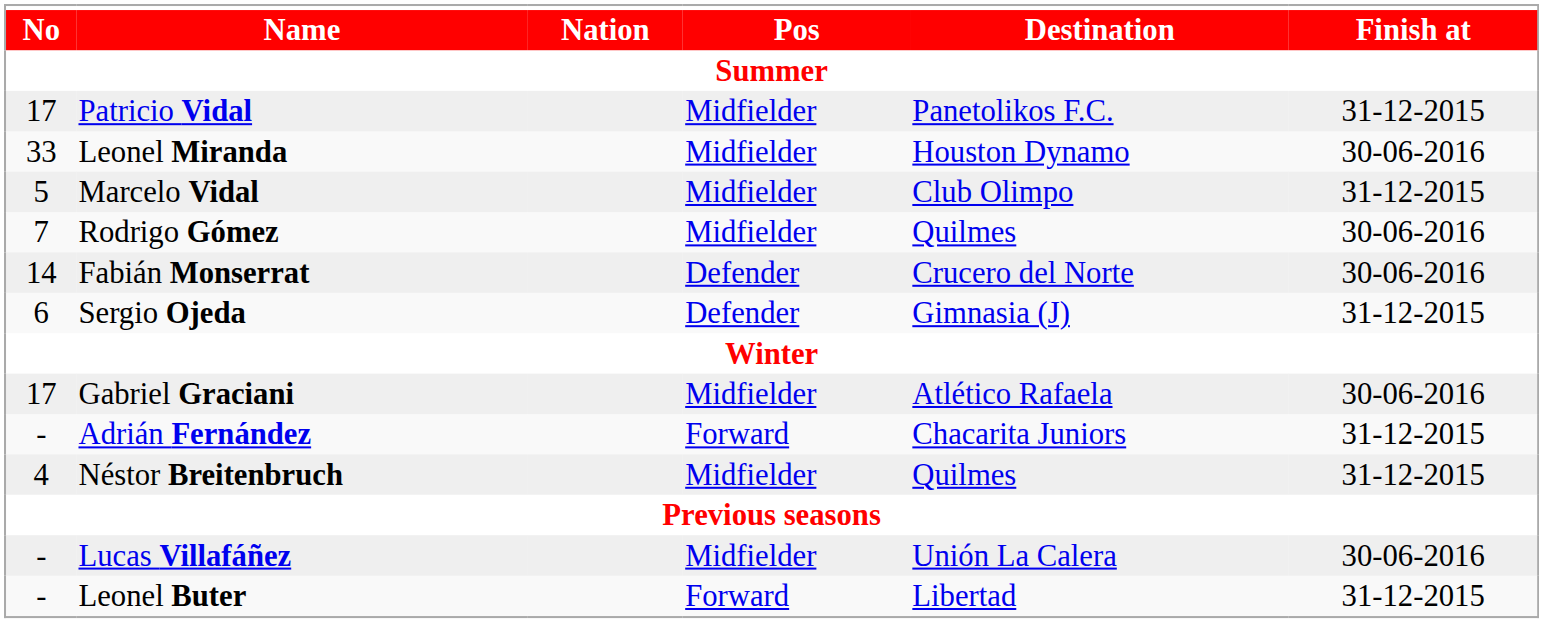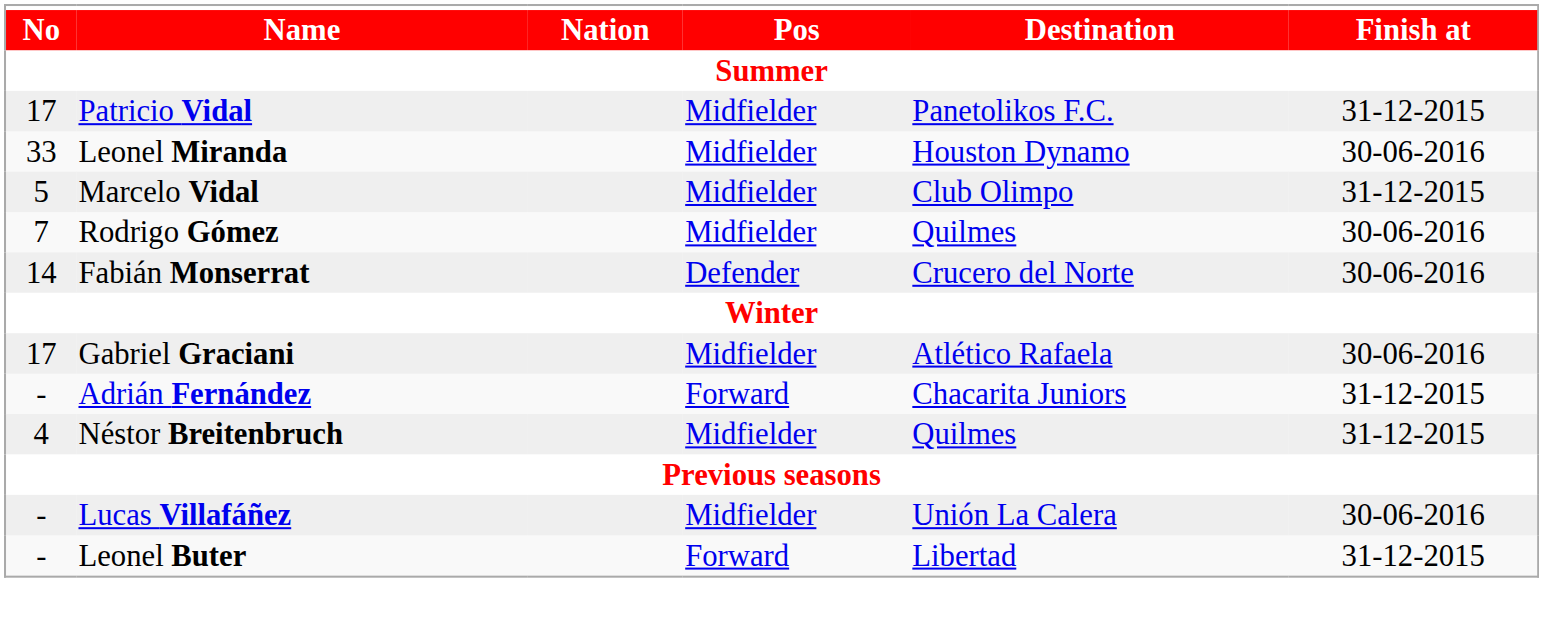- row: (162, 312)
